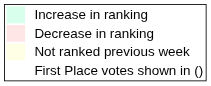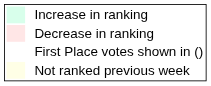rows swapped: (112, 51) <-> (119, 70)
